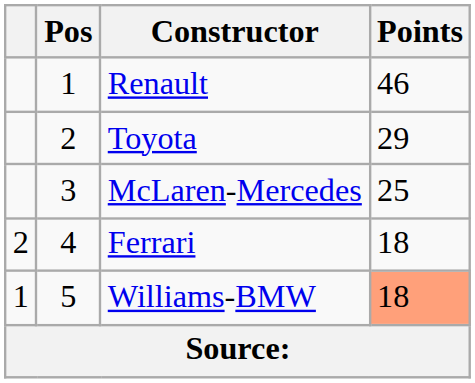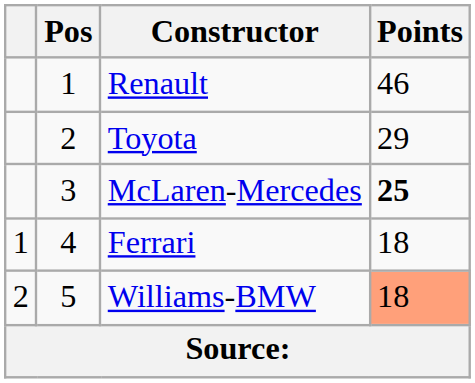(393, 190) normal -> (393, 190) bold
(21, 243) 2 -> (21, 243) 1
(21, 296) 1 -> (21, 296) 2
